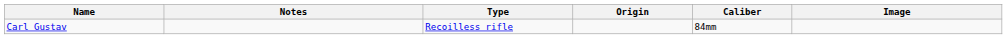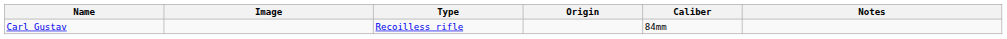columns swapped: (897, 12) <-> (294, 12)
